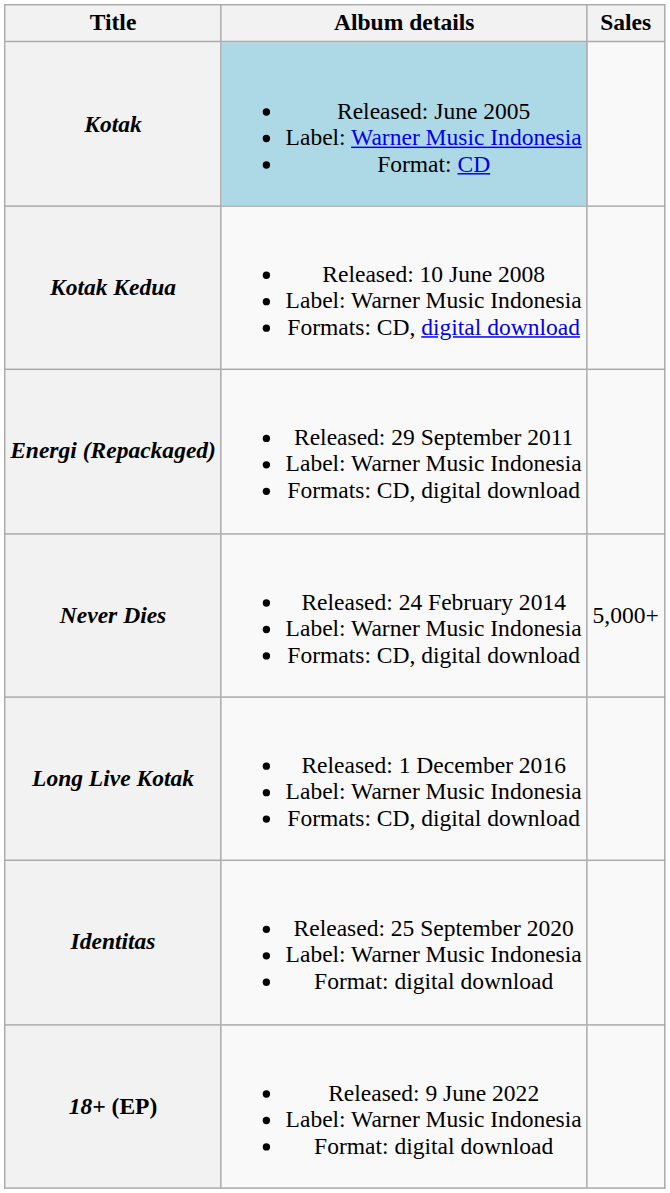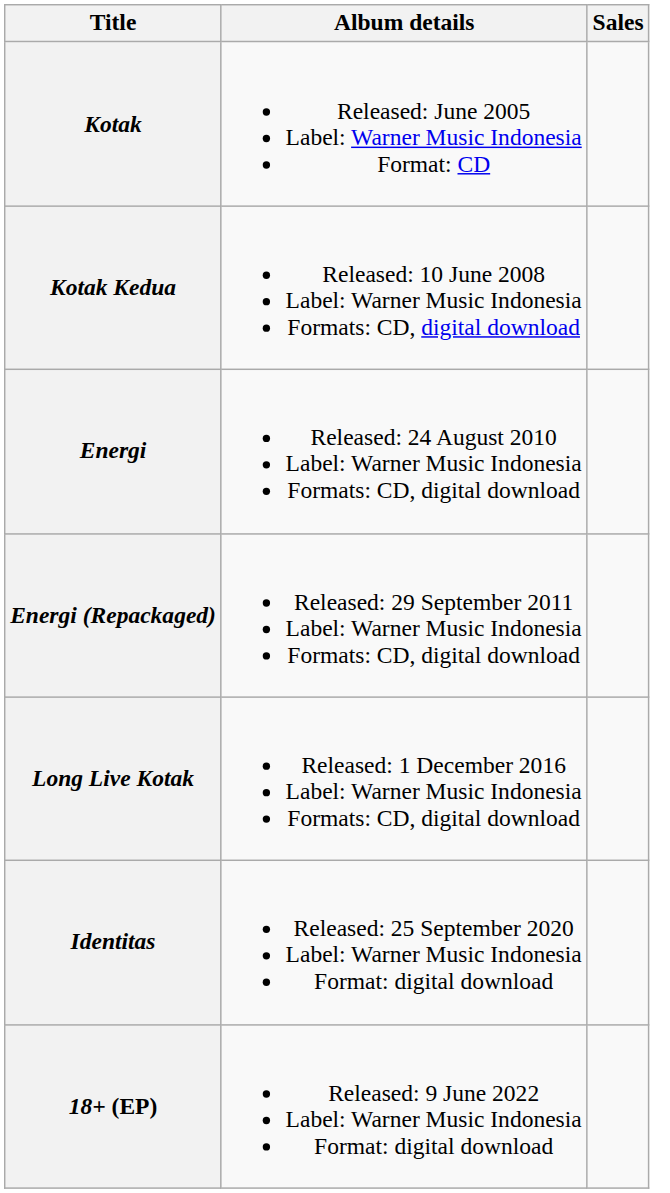(404, 137) lightblue background -> (404, 137) no background
+ row: (113, 451)
- row: (113, 614)
